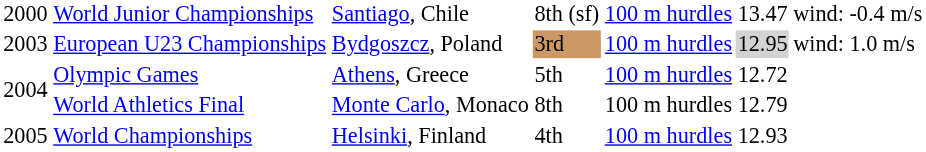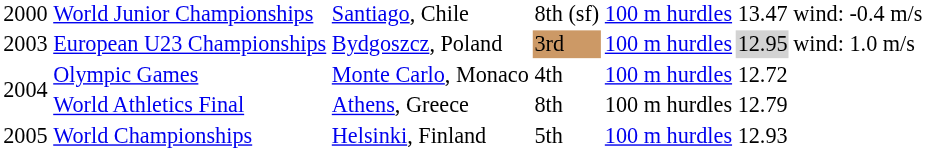(400, 74) Athens, Greece -> (430, 74) Monte Carlo, Monaco
(549, 74) 5th -> (549, 74) 4th
(430, 105) Monte Carlo, Monaco -> (400, 105) Athens, Greece
(549, 135) 4th -> (549, 135) 5th
